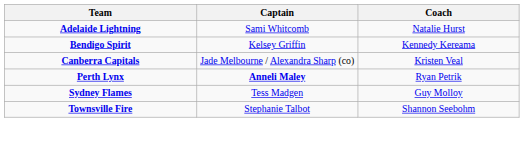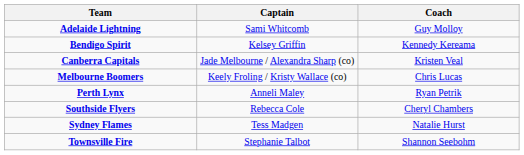(439, 29) Natalie Hurst -> (439, 29) Guy Molloy
+ row: (100, 77)
(277, 77) bold -> (277, 93) normal
+ row: (100, 109)
(439, 93) Guy Molloy -> (439, 126) Natalie Hurst
